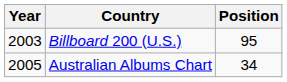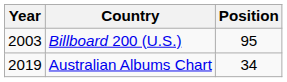(25, 64) 2005 -> (25, 64) 2019
